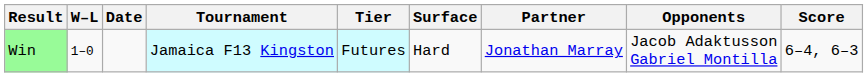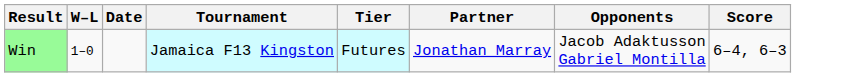- column: (445, 17)
